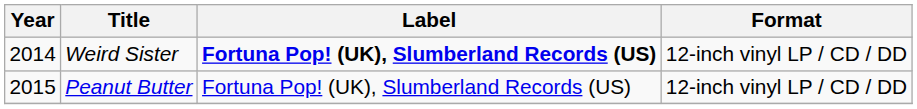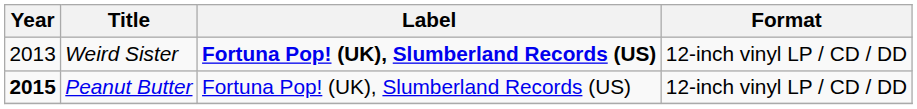(33, 53) 2014 -> (33, 53) 2013
(33, 86) normal -> (33, 86) bold
